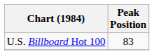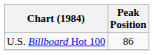(128, 41) 83 -> (128, 41) 86
